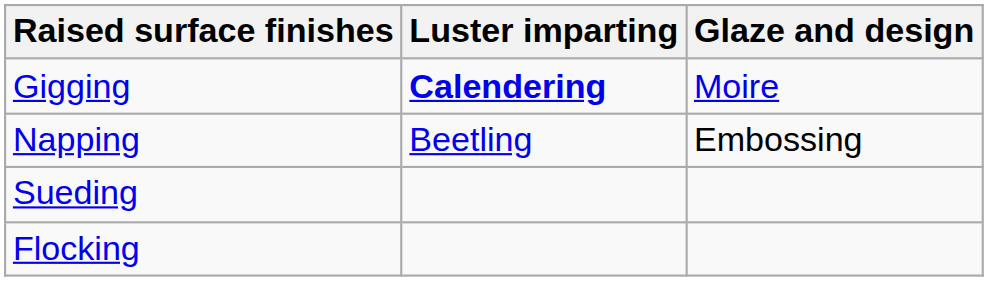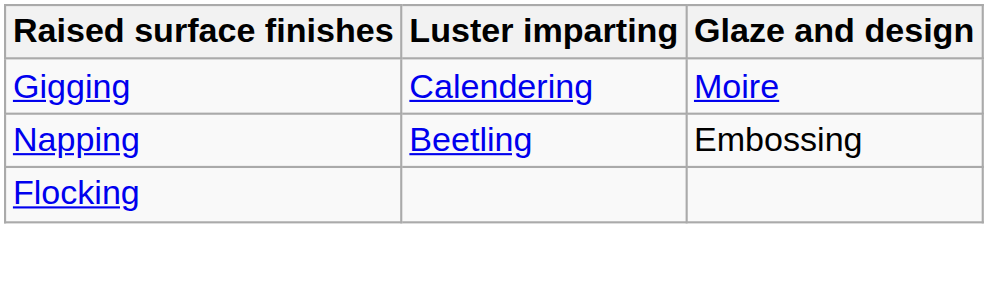(508, 85) bold -> (501, 85) normal
- row: (75, 193)
